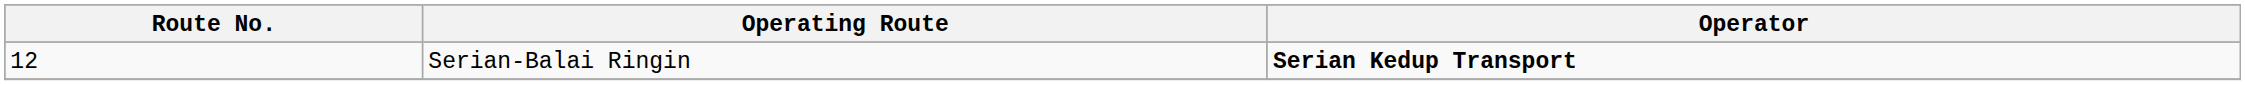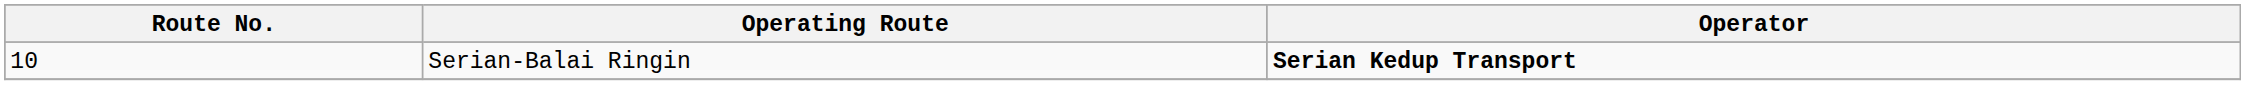(24, 61) 12 -> (24, 61) 10
